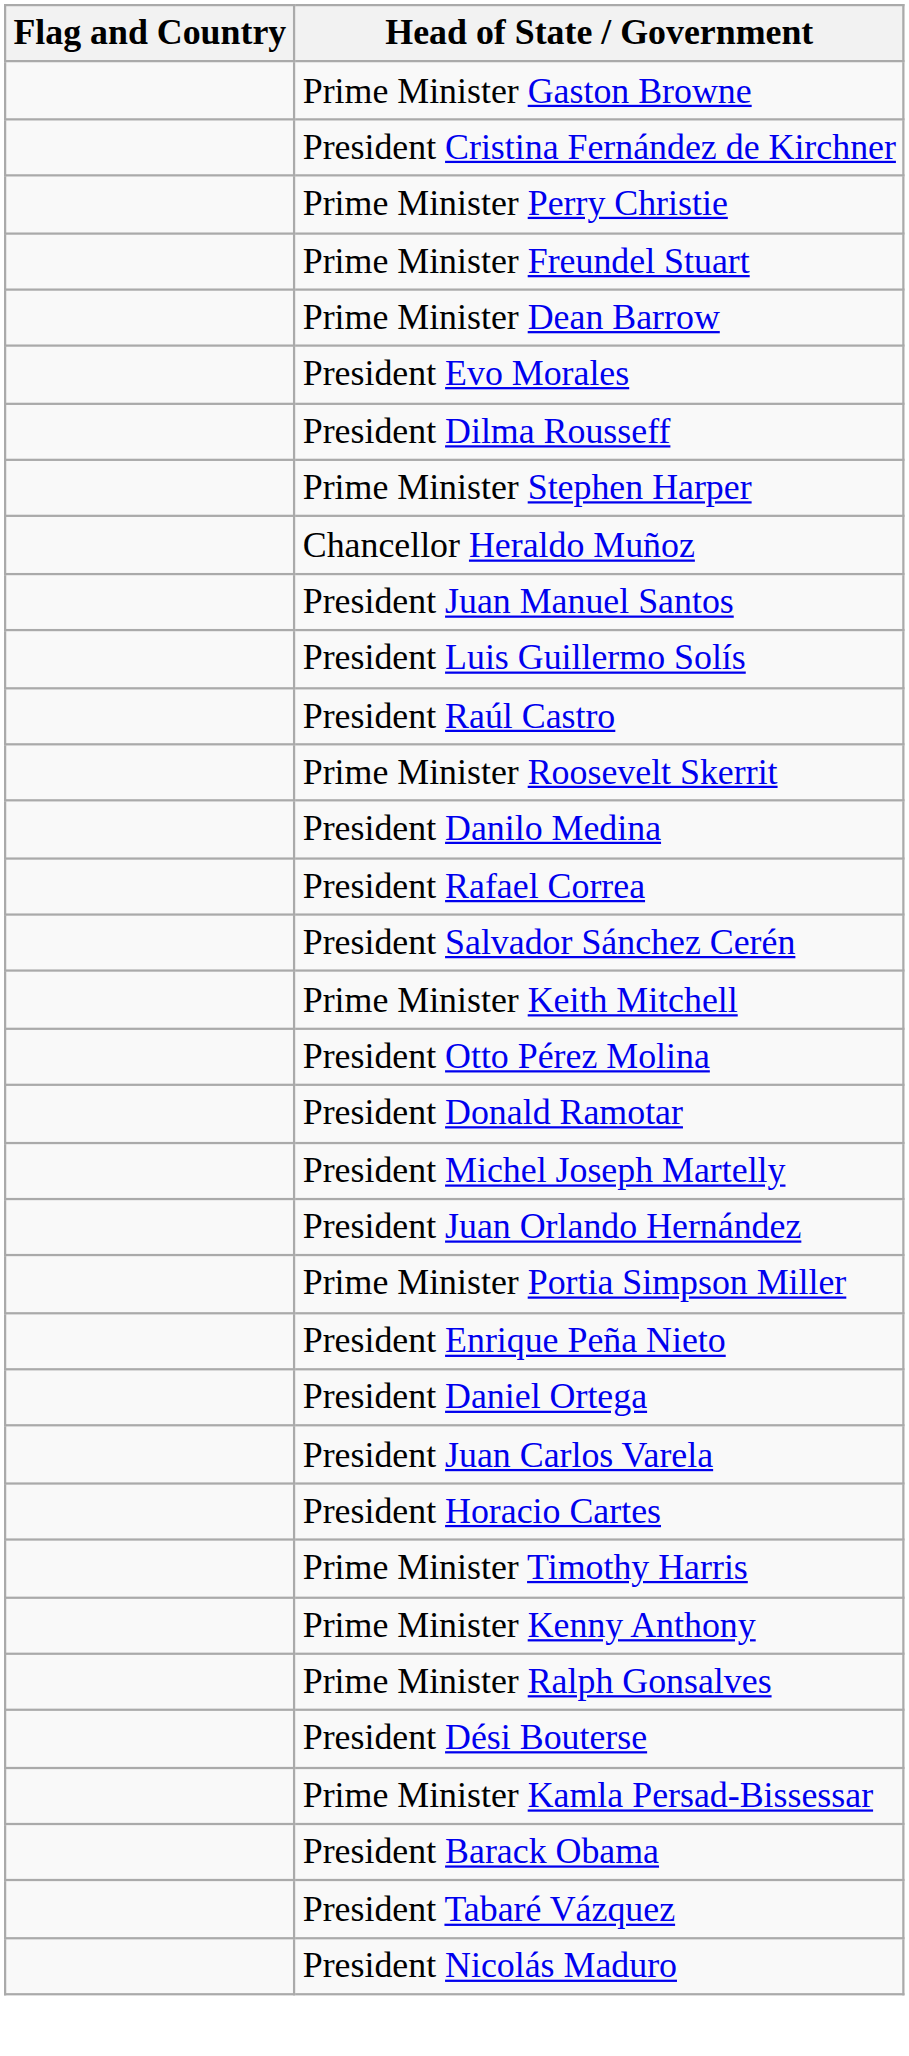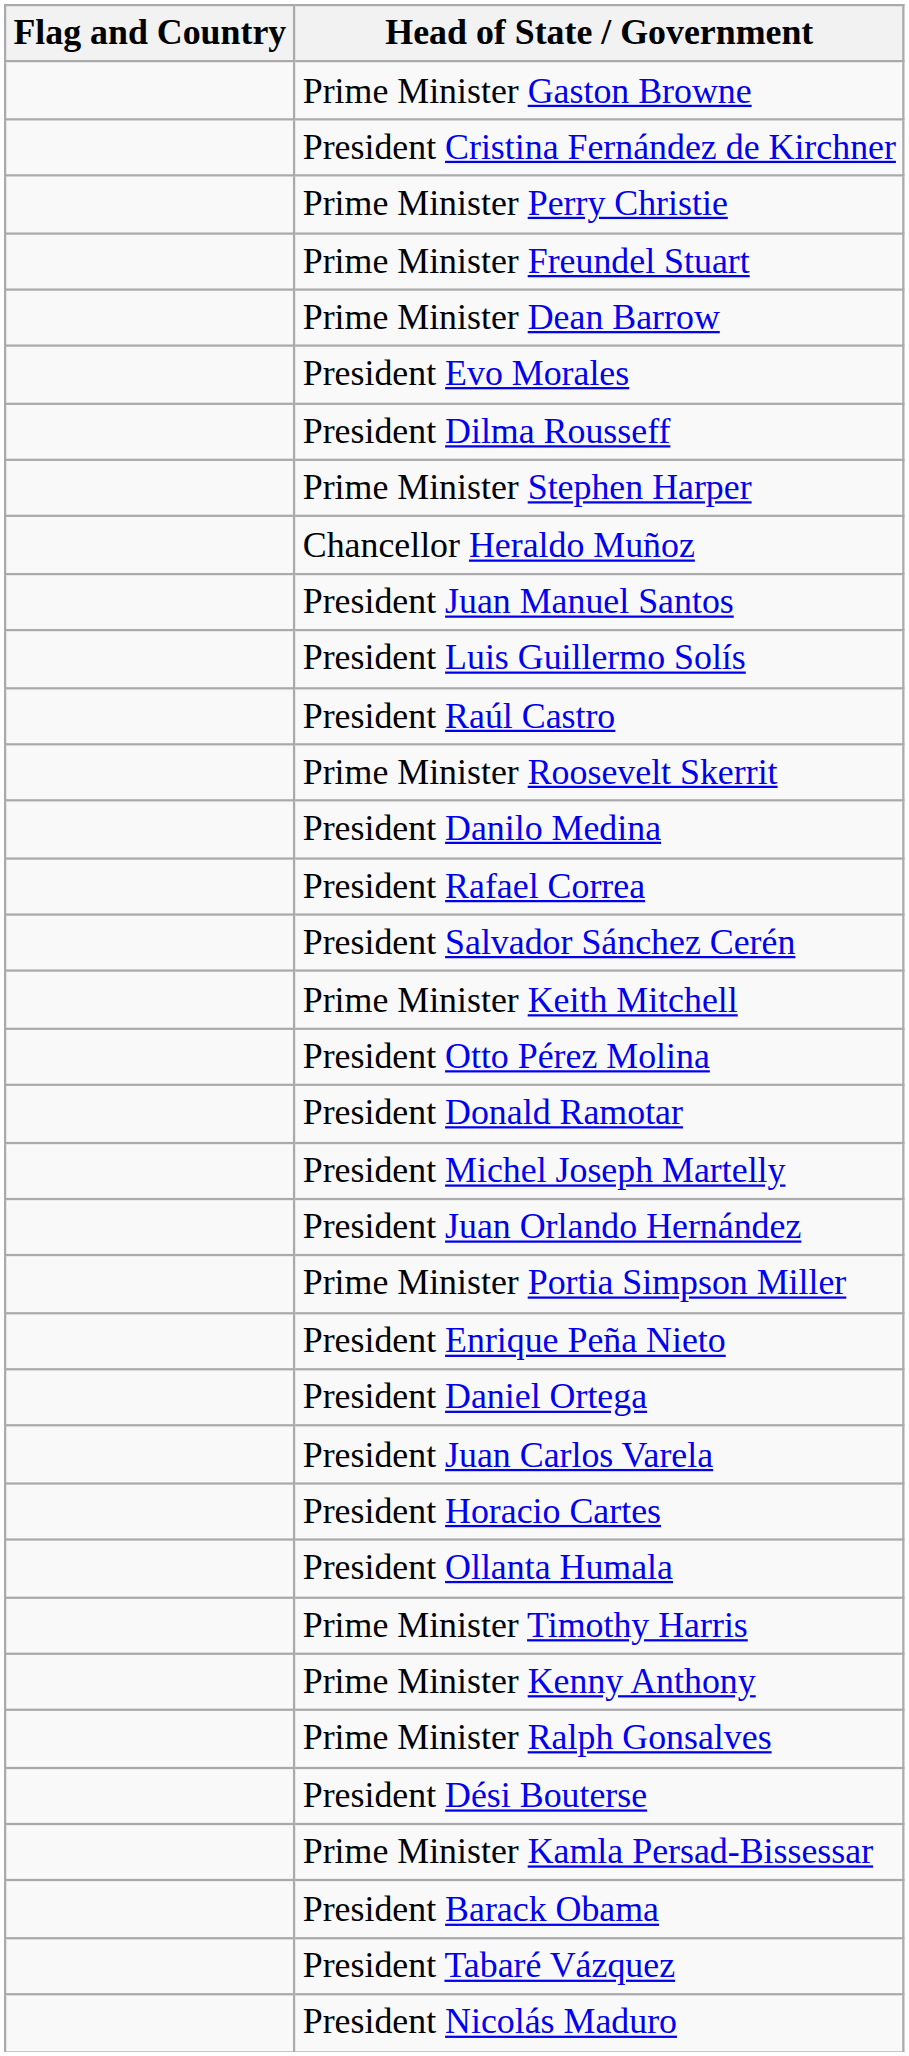+ row: (488, 1567)
